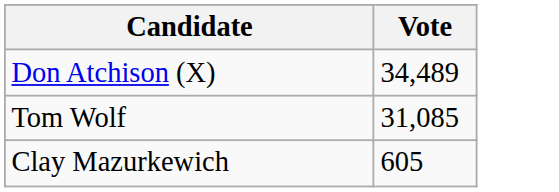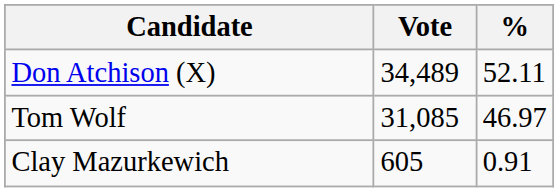+ column: (515, 27)
